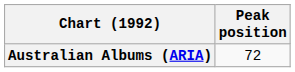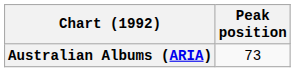(253, 56) 72 -> (253, 56) 73
